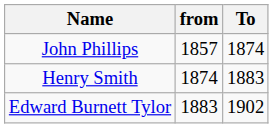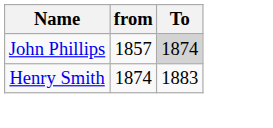(246, 48) no background -> (180, 48) lightgrey background
- row: (90, 107)
